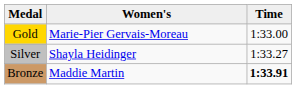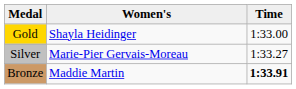(119, 34) Marie-Pier Gervais-Moreau -> (93, 34) Shayla Heidinger
(93, 53) Shayla Heidinger -> (119, 53) Marie-Pier Gervais-Moreau
